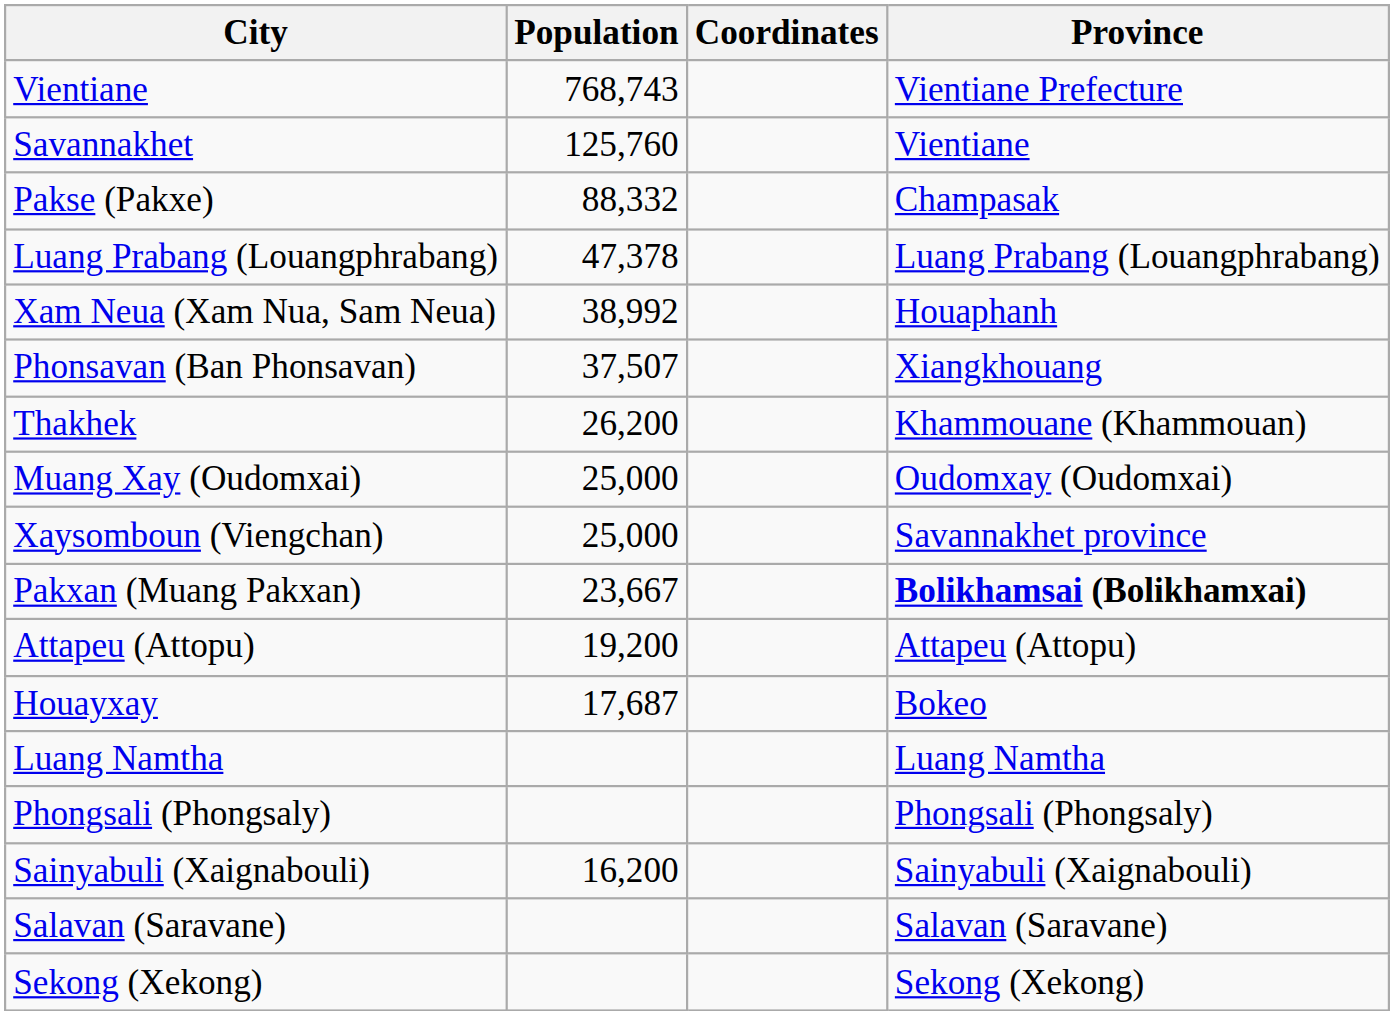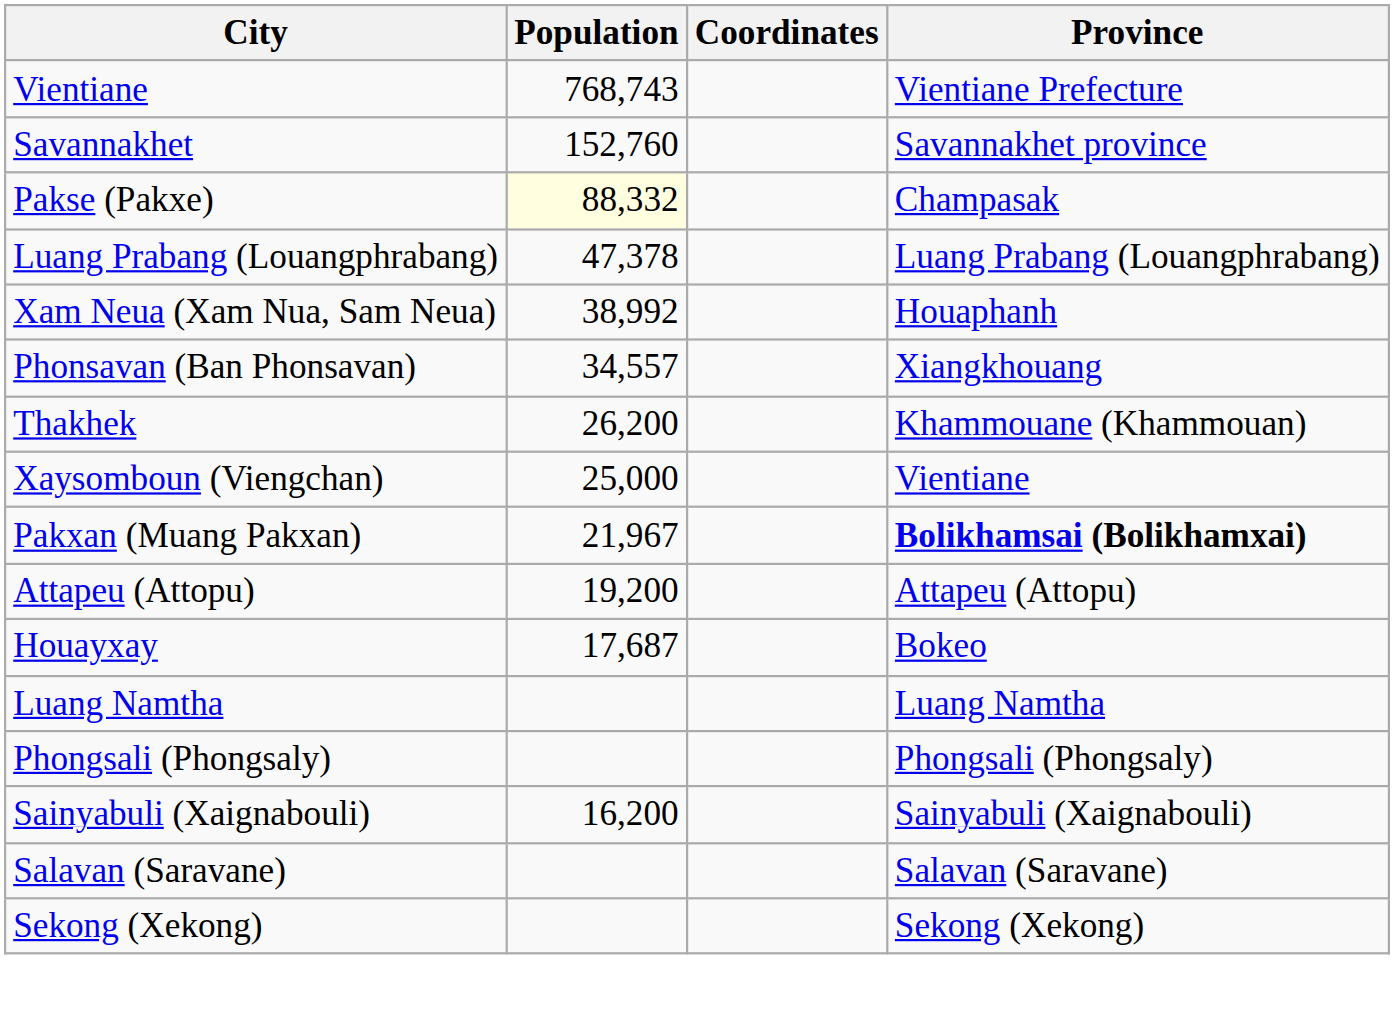(621, 144) 125,760 -> (621, 144) 152,760
(962, 144) Vientiane -> (1051, 144) Savannakhet province
(630, 199) no background -> (630, 199) lightyellow background
(630, 367) 37,507 -> (630, 367) 34,557
- row: (187, 479)
(1051, 534) Savannakhet province -> (962, 479) Vientiane
(630, 590) 23,667 -> (630, 534) 21,967
